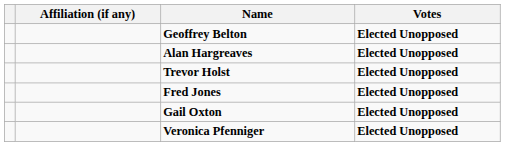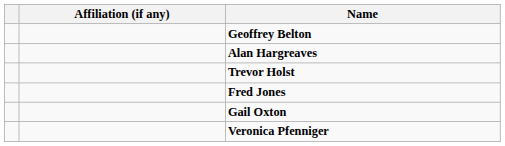- column: (427, 14)
